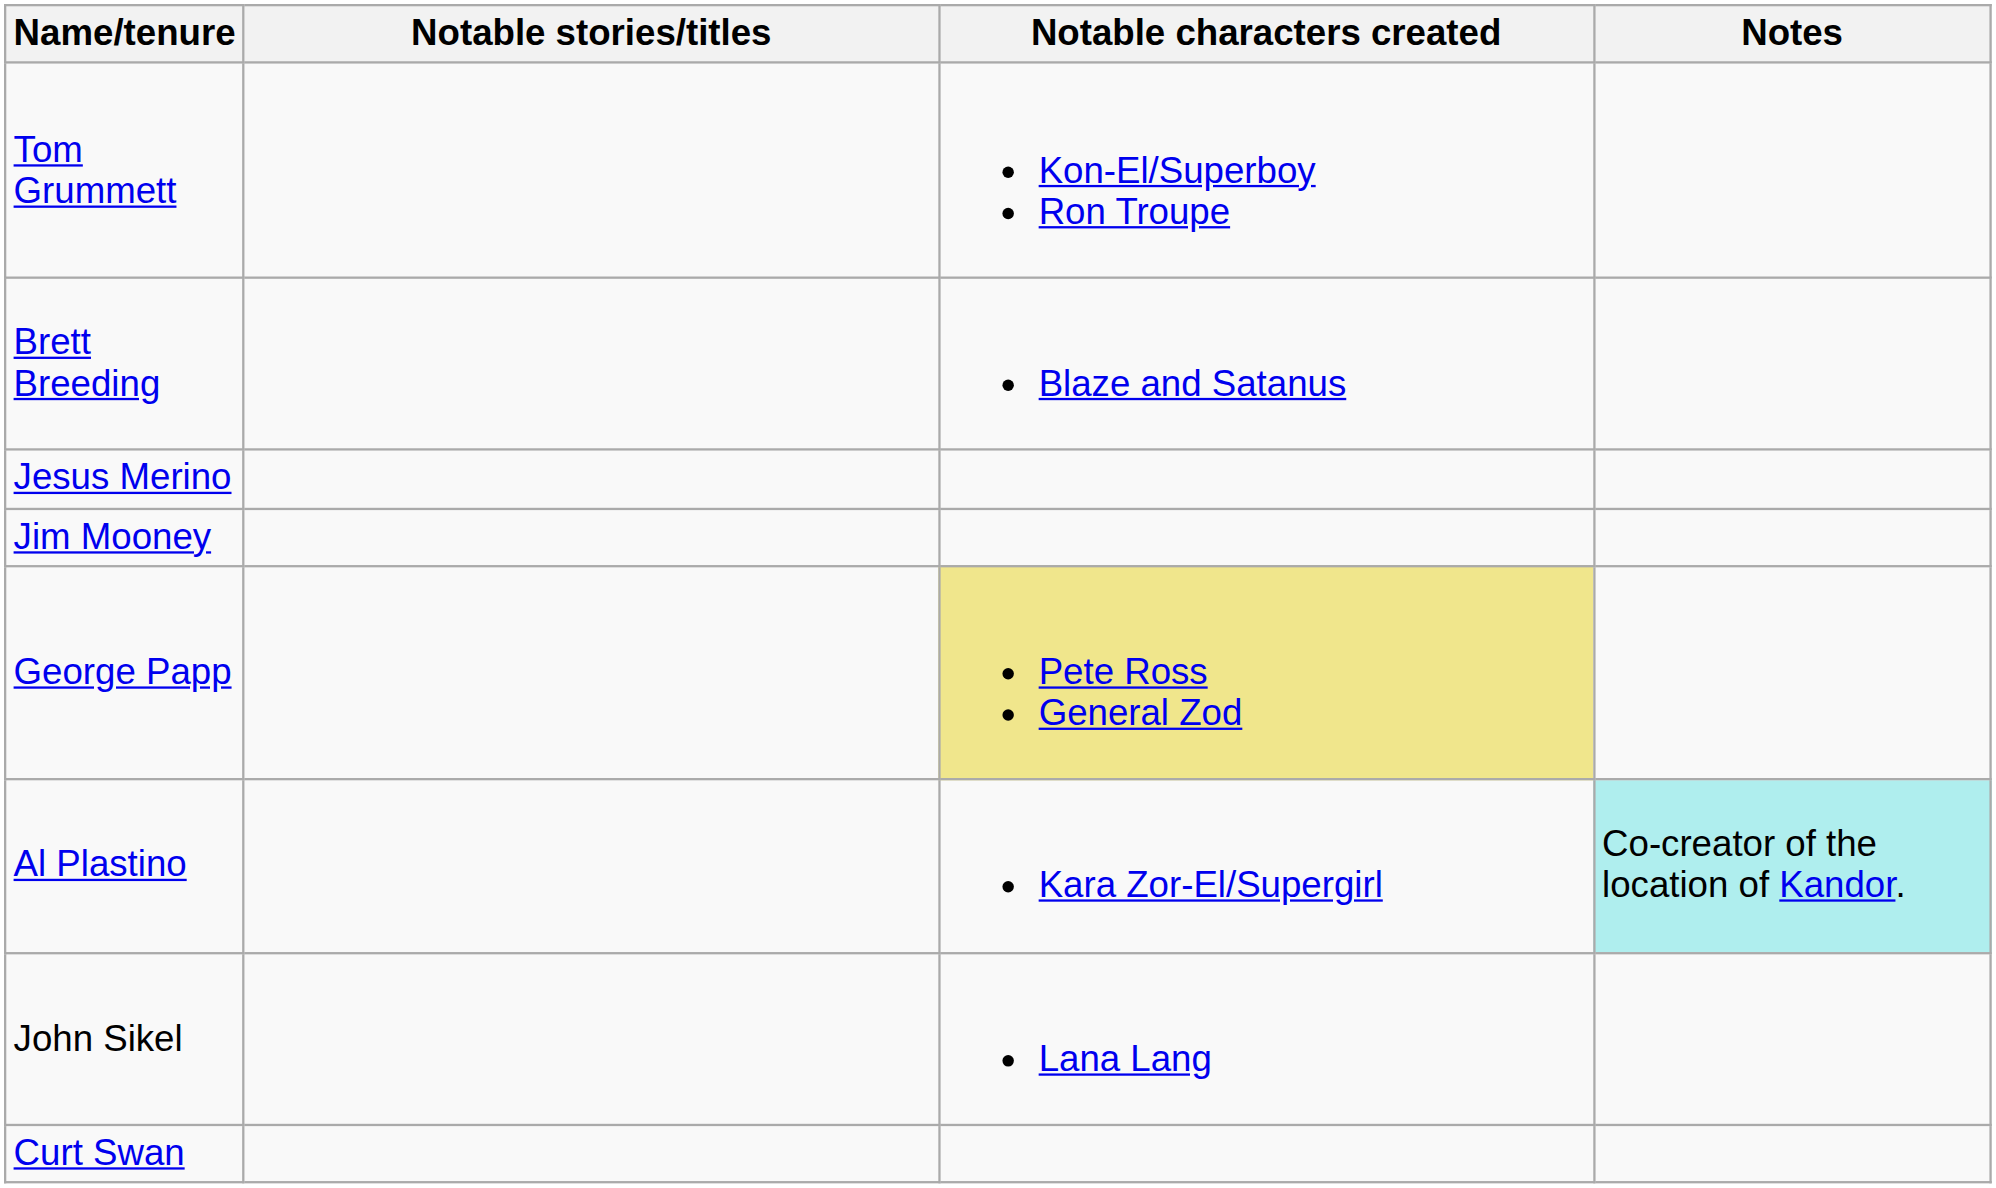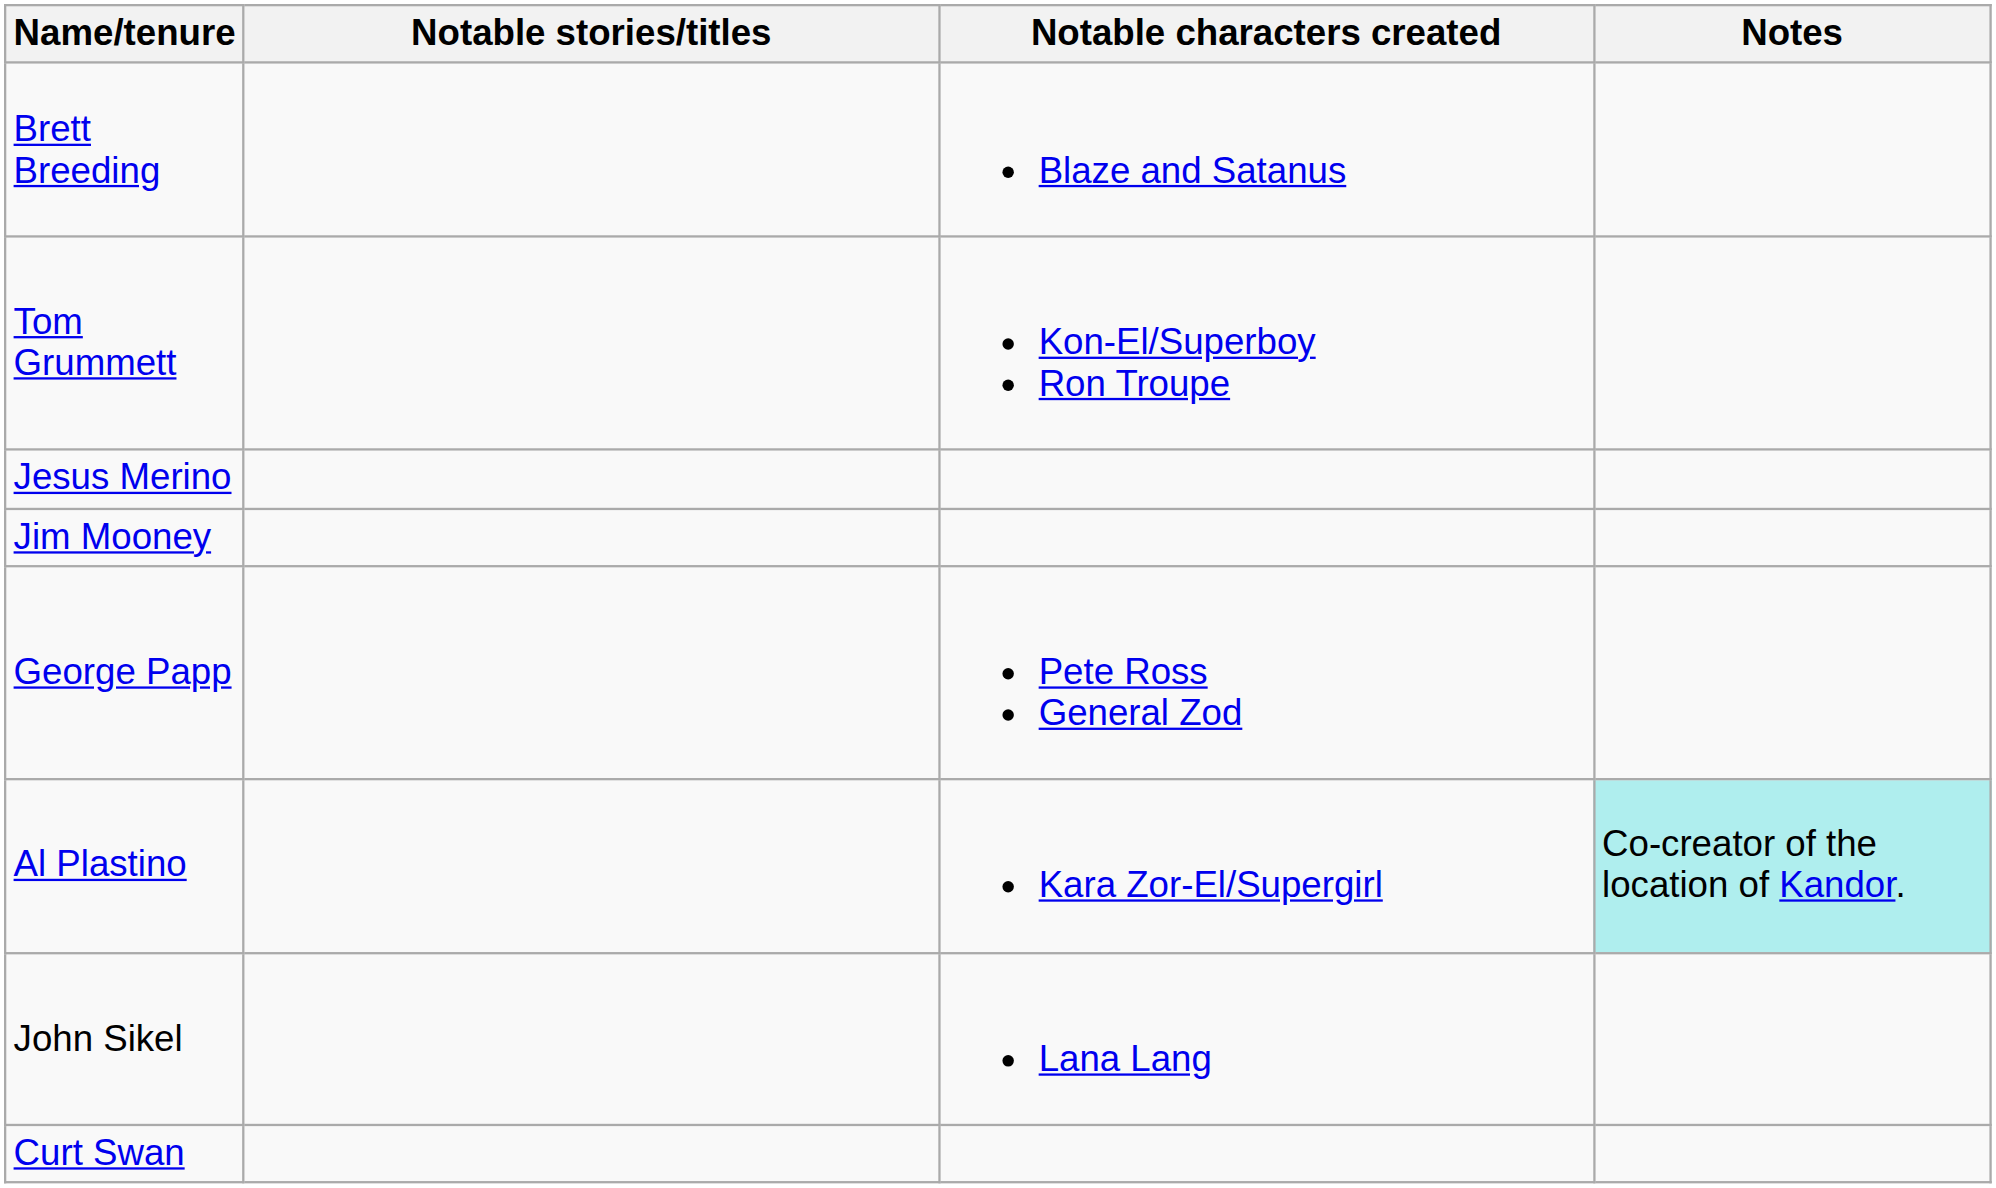rows swapped: (87, 362) <-> (95, 169)
(1266, 693) khaki background -> (1266, 693) no background
